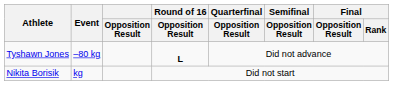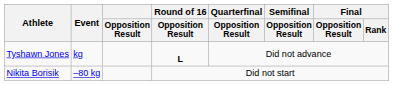(87, 54) –80 kg -> (78, 54) kg
(78, 74) kg -> (87, 74) –80 kg
